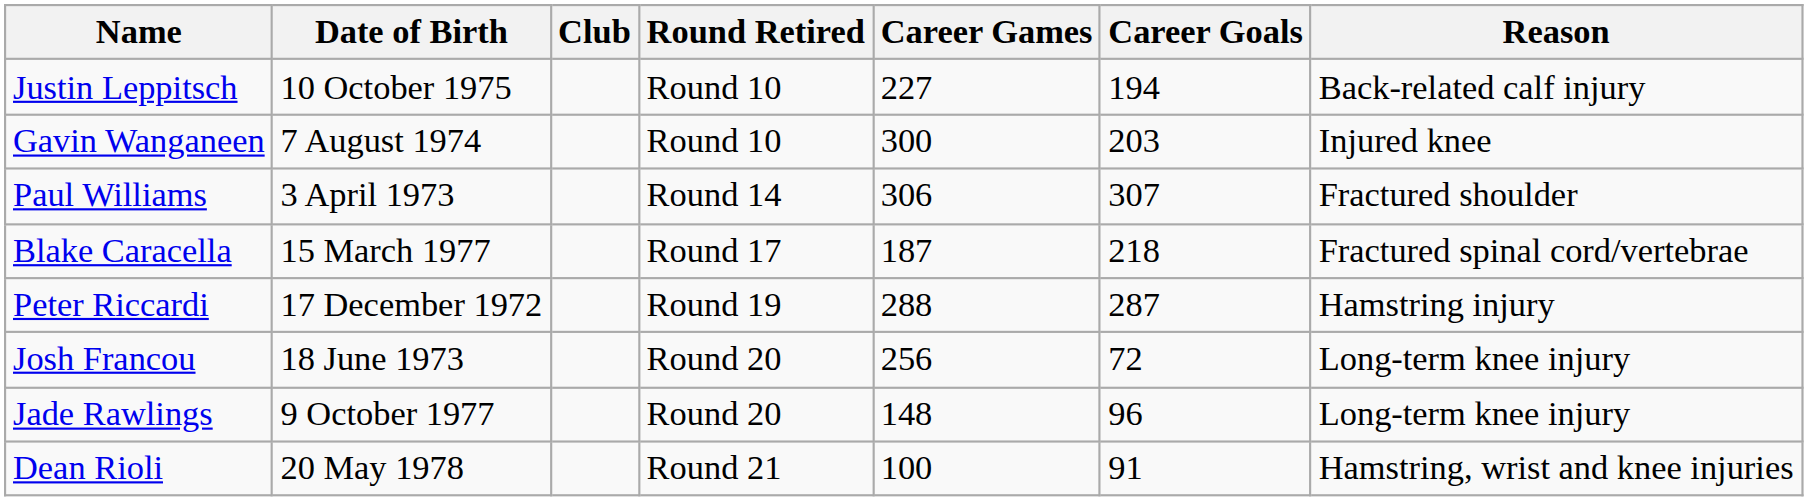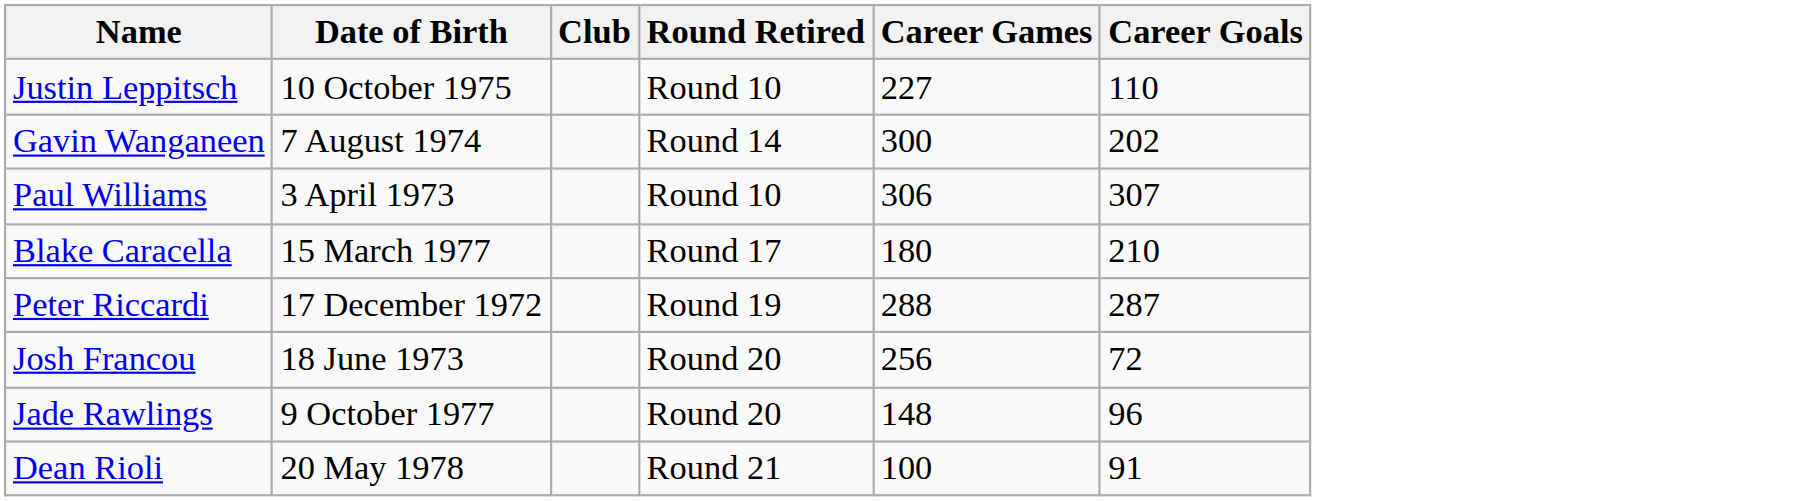- column: (1556, 31)
(1134, 86) 194 -> (1133, 86) 110
(714, 140) Round 10 -> (714, 140) Round 14
(1134, 140) 203 -> (1134, 140) 202
(714, 195) Round 14 -> (714, 195) Round 10
(906, 250) 187 -> (906, 250) 180
(1134, 250) 218 -> (1134, 250) 210
